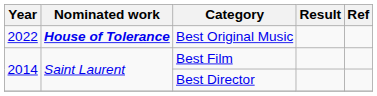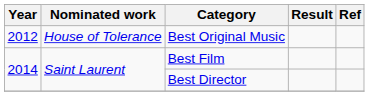(23, 36) 2022 -> (23, 36) 2012
(107, 36) bold -> (103, 36) normal
